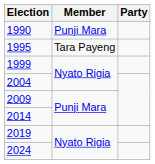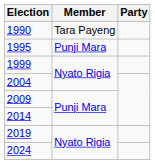(80, 30) Punji Mara -> (85, 30) Tara Payeng
(85, 47) Tara Payeng -> (80, 47) Punji Mara
